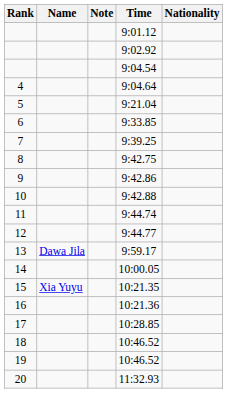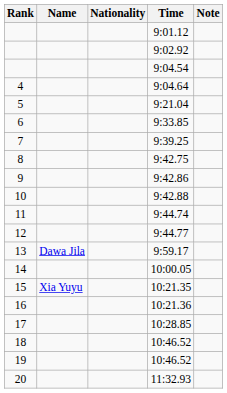columns swapped: (192, 13) <-> (102, 13)
